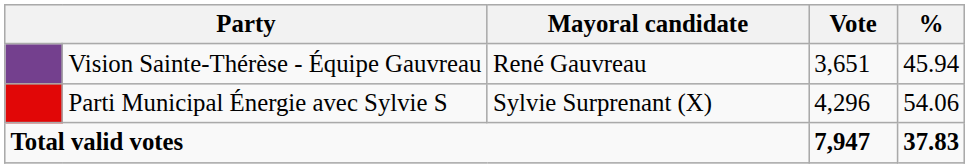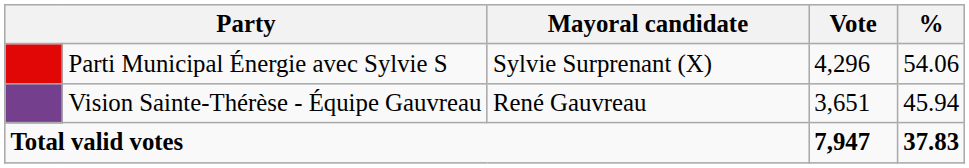rows swapped: (258, 102) <-> (275, 63)
